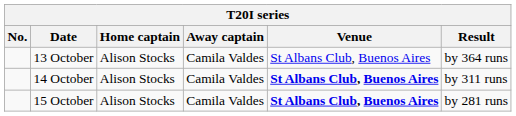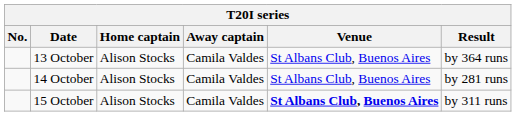(354, 79) bold -> (350, 79) normal
(476, 79) by 311 runs -> (476, 79) by 281 runs
(476, 100) by 281 runs -> (476, 100) by 311 runs
